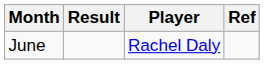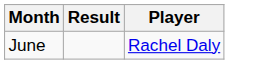- column: (242, 18)
